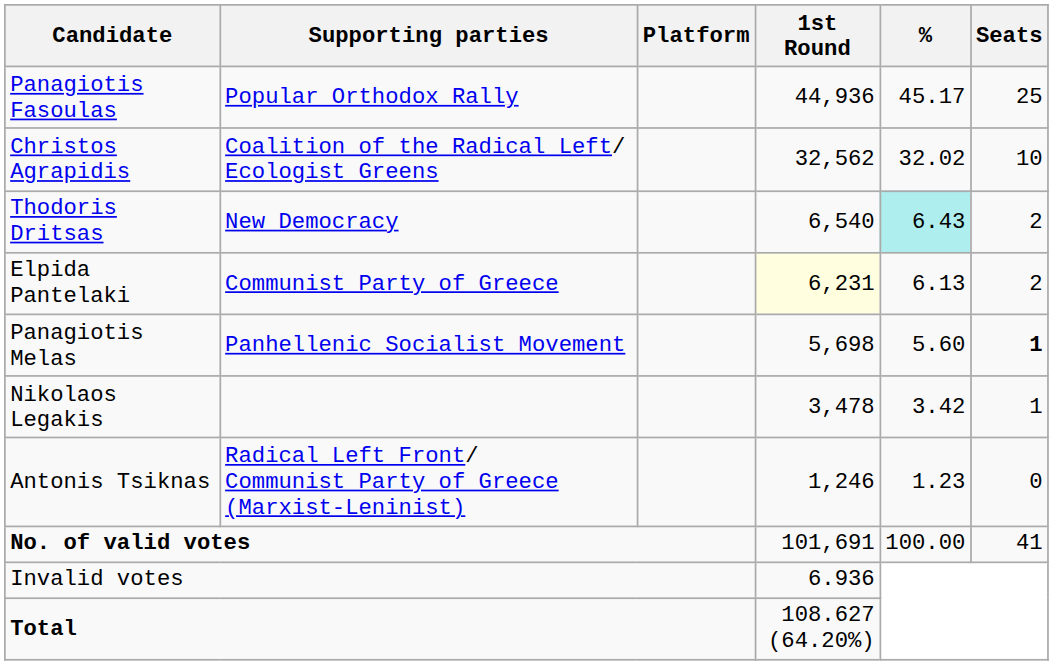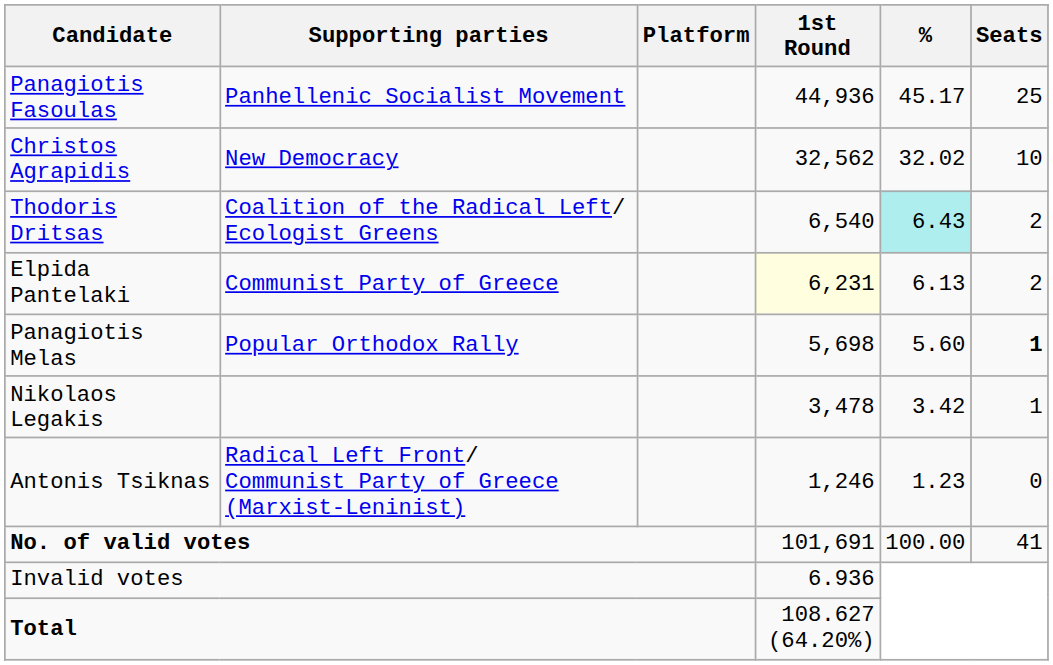(372, 98) Popular Orthodox Rally -> (425, 98) Panhellenic Socialist Movement
(425, 160) Coalition of the Radical Left/ Ecologist Greens -> (312, 160) New Democracy
(312, 221) New Democracy -> (425, 221) Coalition of the Radical Left/ Ecologist Greens
(425, 345) Panhellenic Socialist Movement -> (372, 345) Popular Orthodox Rally
